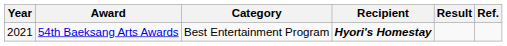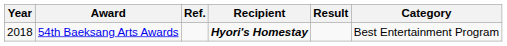columns swapped: (257, 13) <-> (488, 13)
(20, 31) 2021 -> (20, 31) 2018
